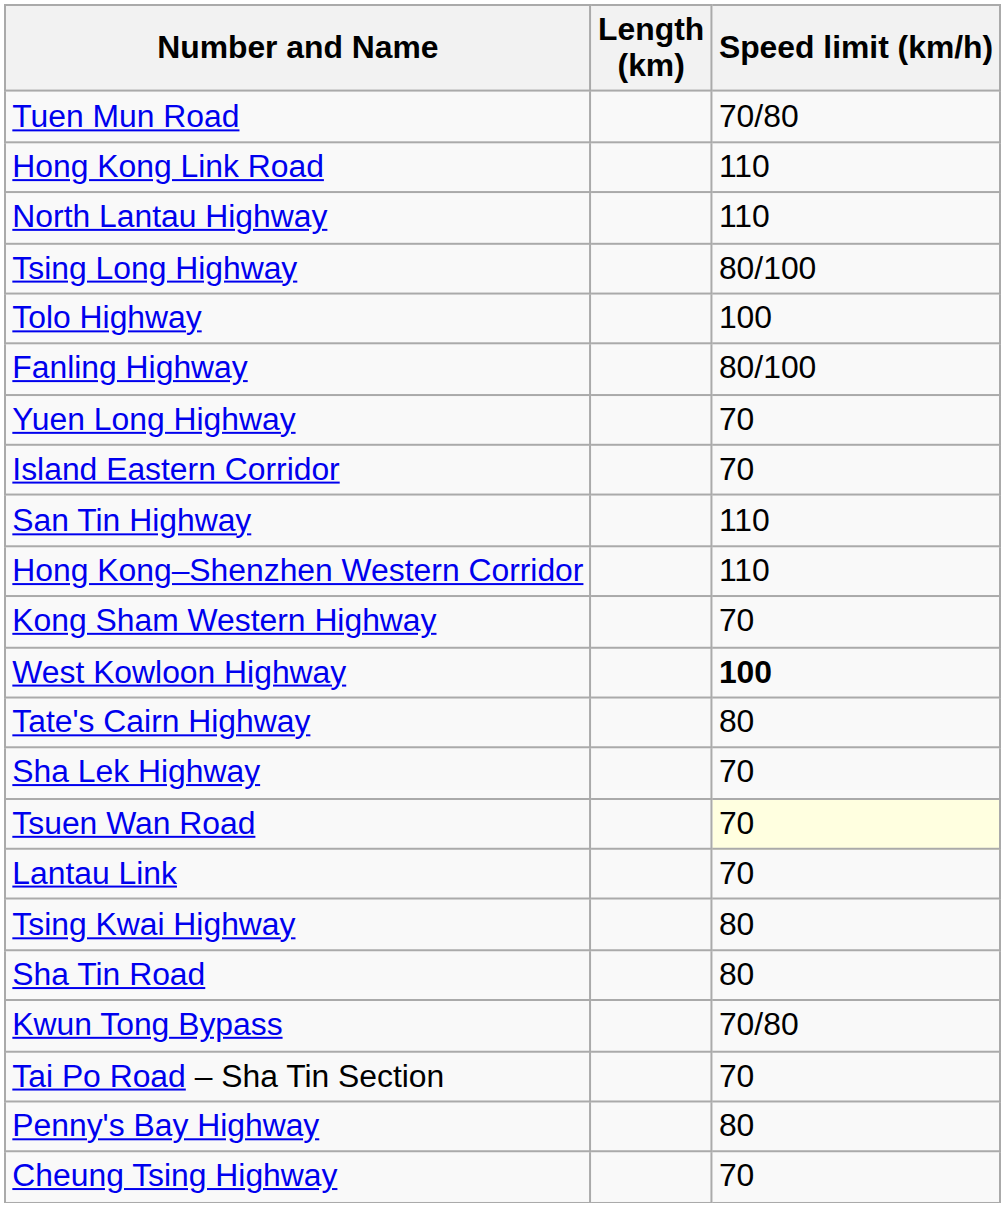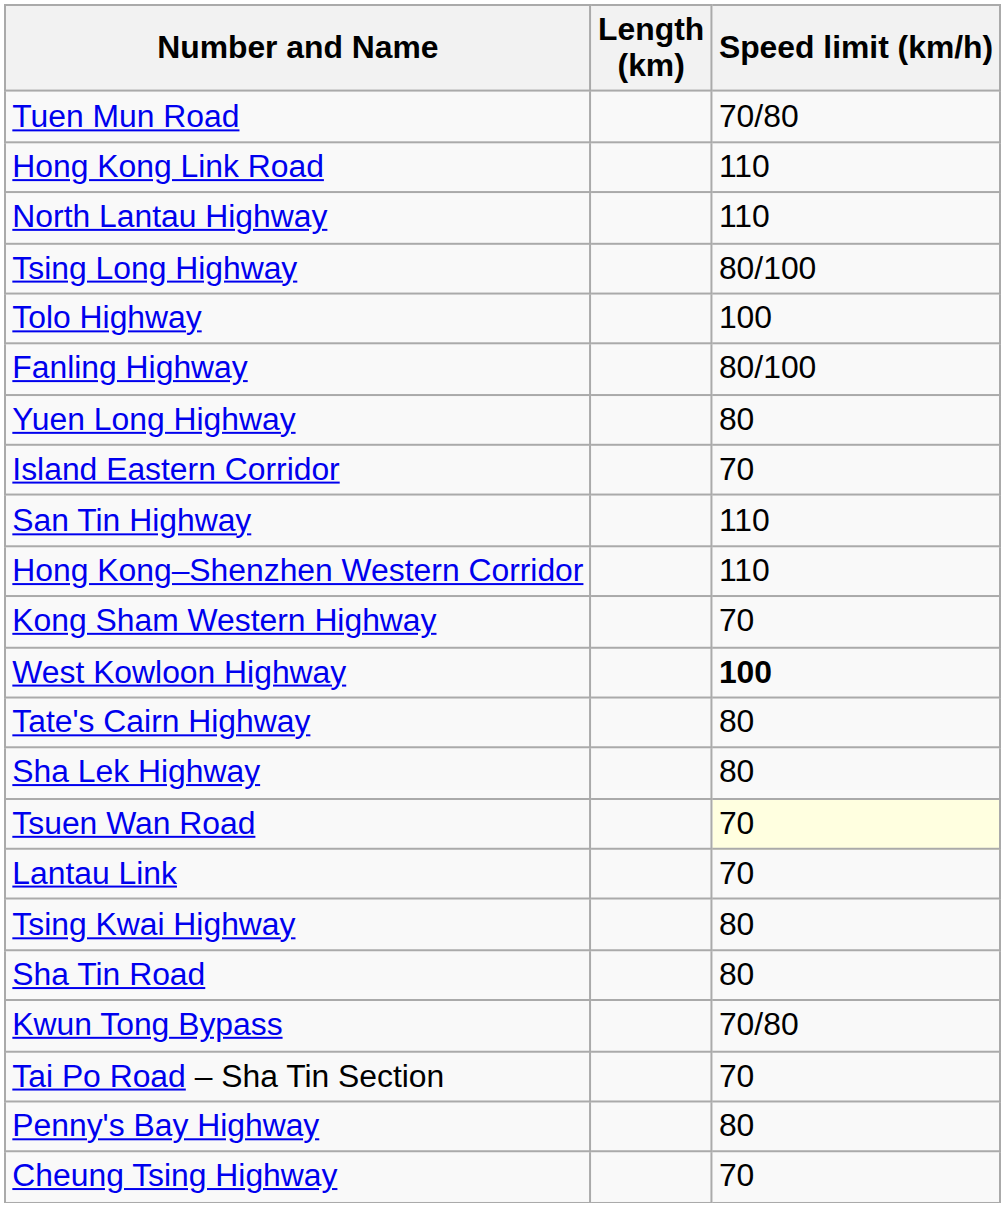(737, 419) 70 -> (737, 419) 80
(737, 772) 70 -> (737, 772) 80
